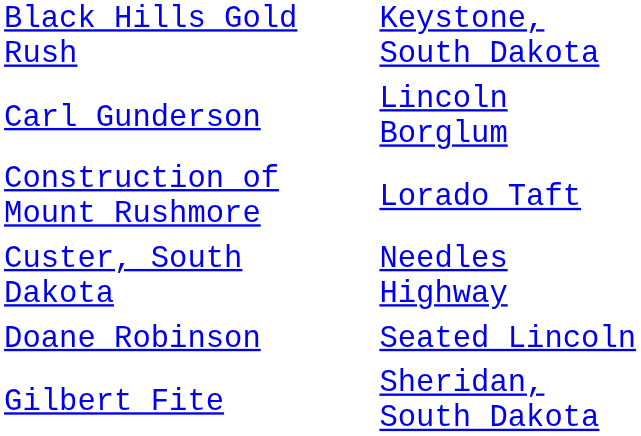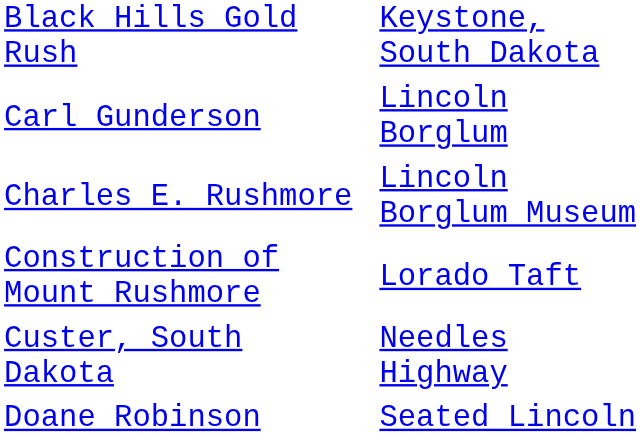+ row: (178, 196)
- row: (114, 401)
